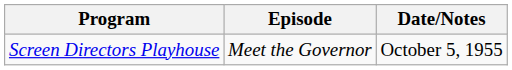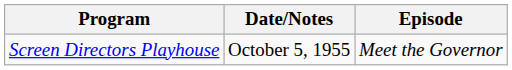columns swapped: (300, 19) <-> (441, 19)
